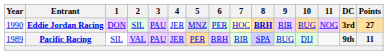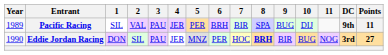rows swapped: (65, 38) <-> (65, 24)
